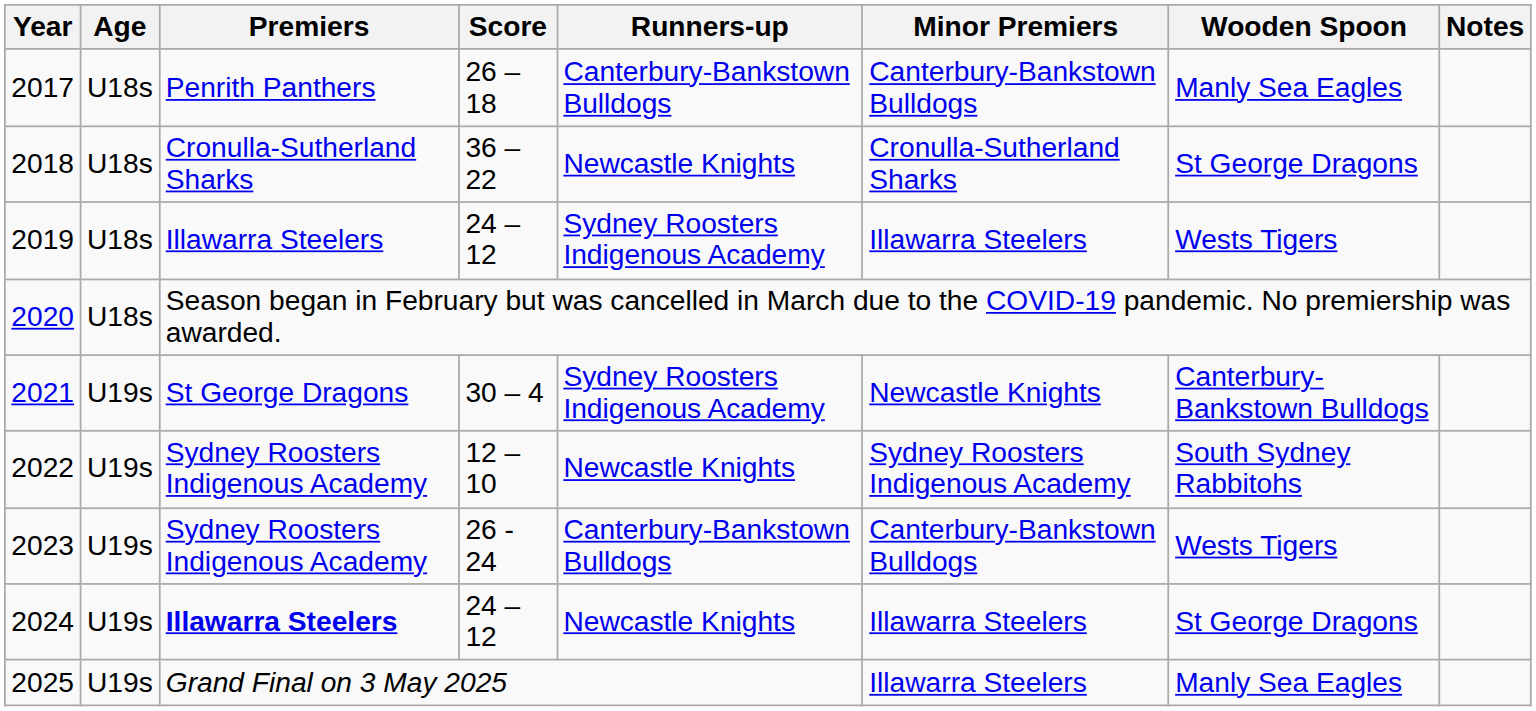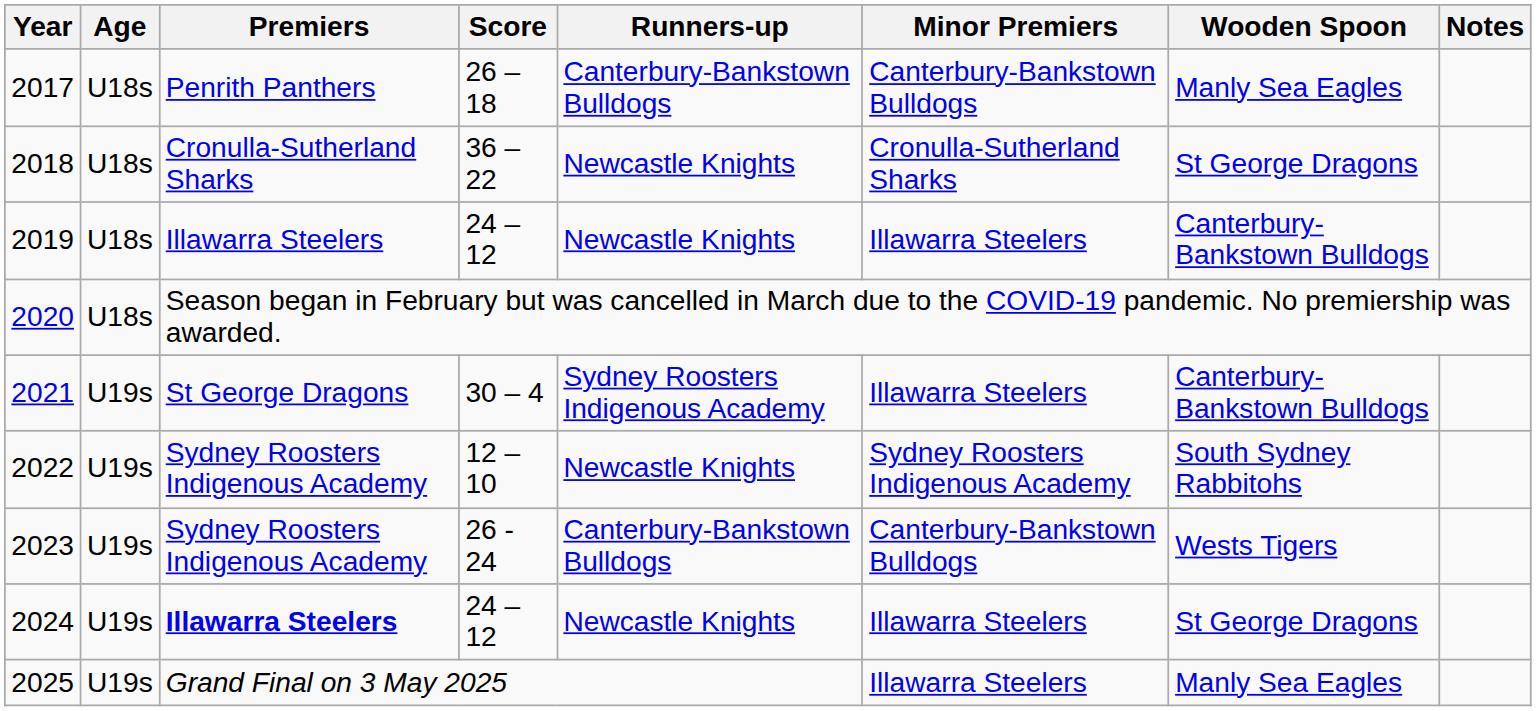(694, 240) Sydney Roosters Indigenous Academy -> (679, 240) Newcastle Knights
(1256, 240) Wests Tigers -> (1302, 240) Canterbury-Bankstown Bulldogs
(985, 392) Newcastle Knights -> (978, 392) Illawarra Steelers
